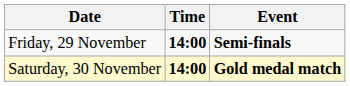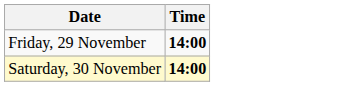- column: (277, 17)
